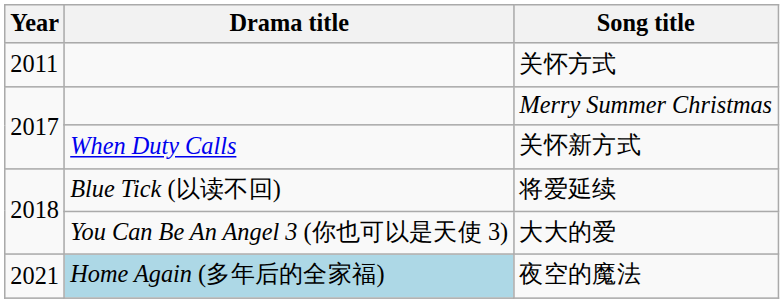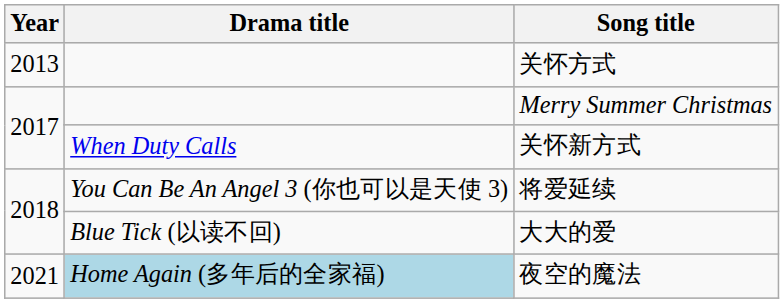(34, 64) 2011 -> (35, 64) 2013
(176, 188) Blue Tick (以读不回) -> (289, 188) You Can Be An Angel 3 (你也可以是天使 3)
(289, 231) You Can Be An Angel 3 (你也可以是天使 3) -> (176, 231) Blue Tick (以读不回)
